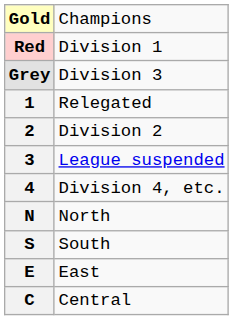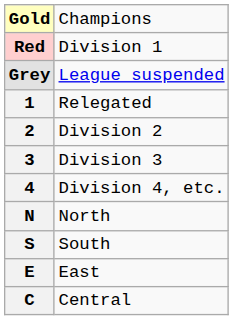(110, 75) Division 3 -> (142, 75) League suspended
(142, 160) League suspended -> (110, 160) Division 3
